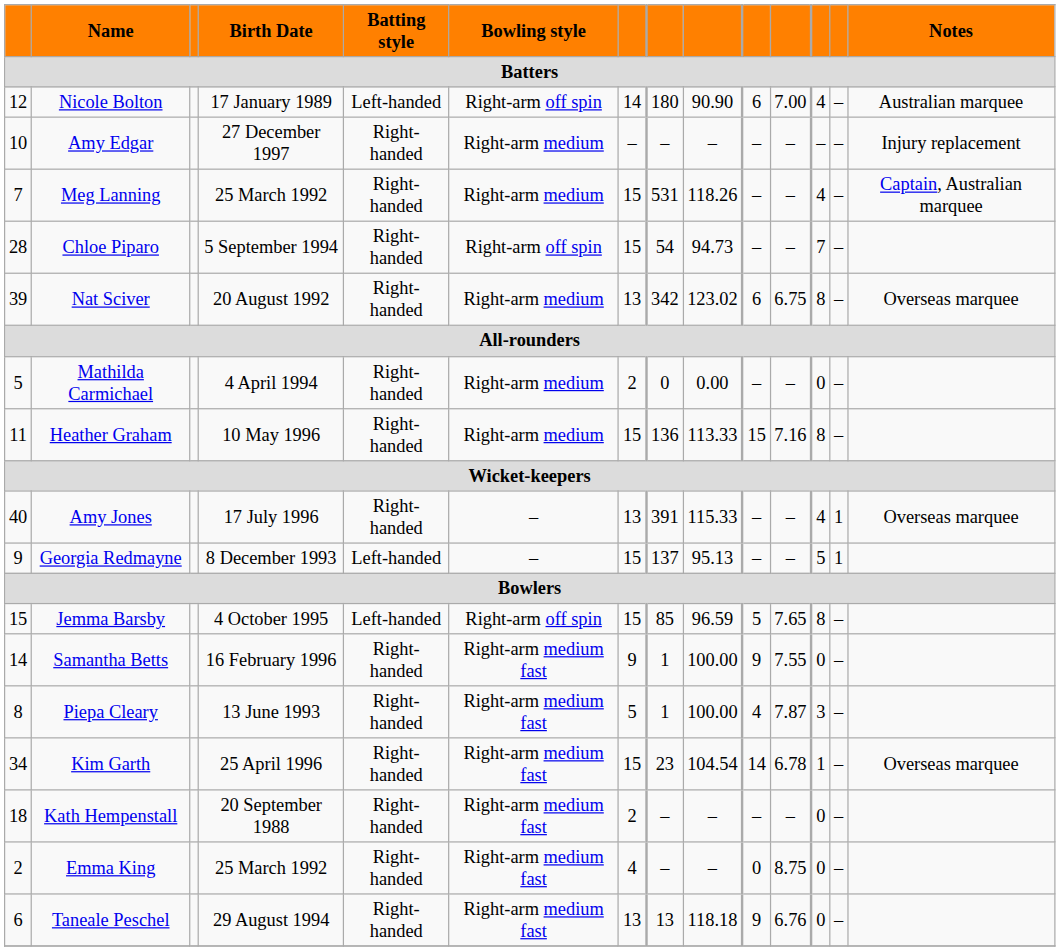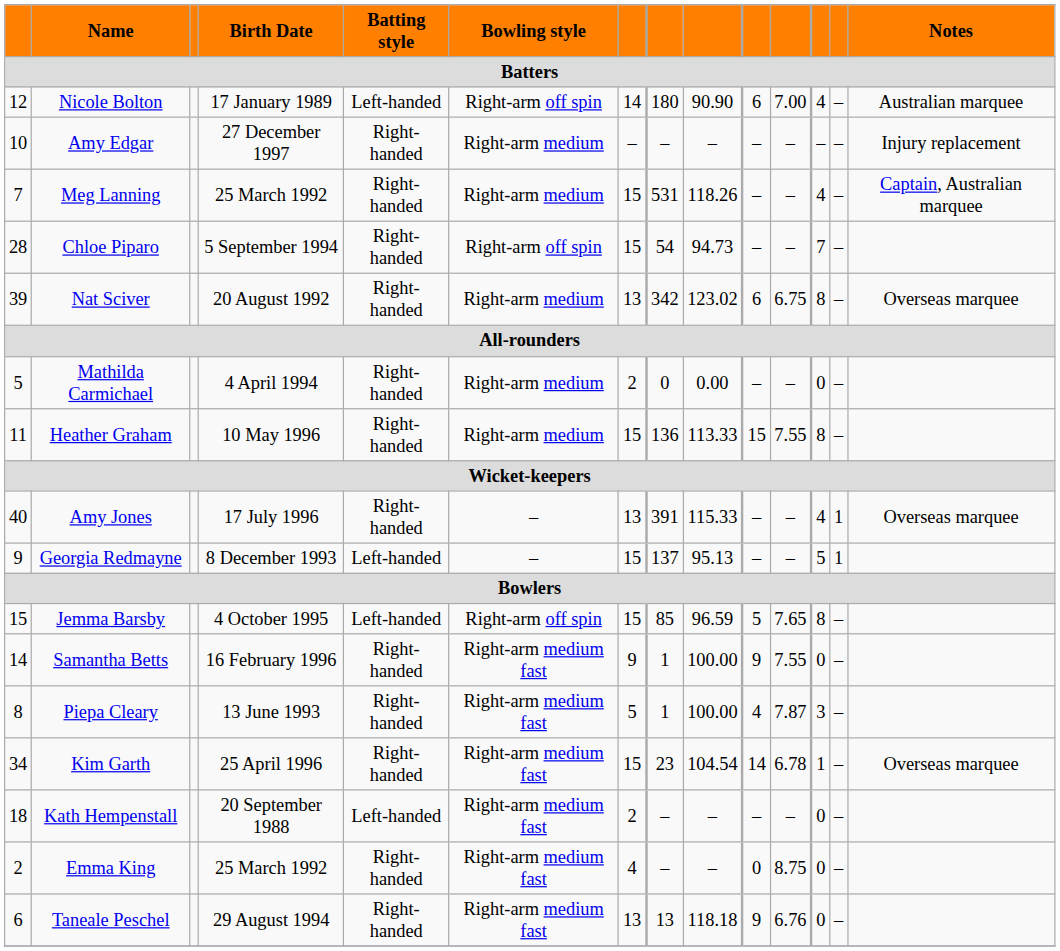(790, 434) 7.16 -> (790, 434) 7.55
(396, 816) Right-handed -> (396, 816) Left-handed
